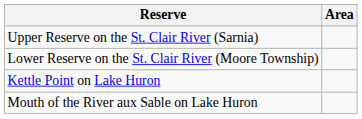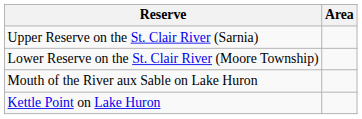rows swapped: (133, 102) <-> (84, 80)
